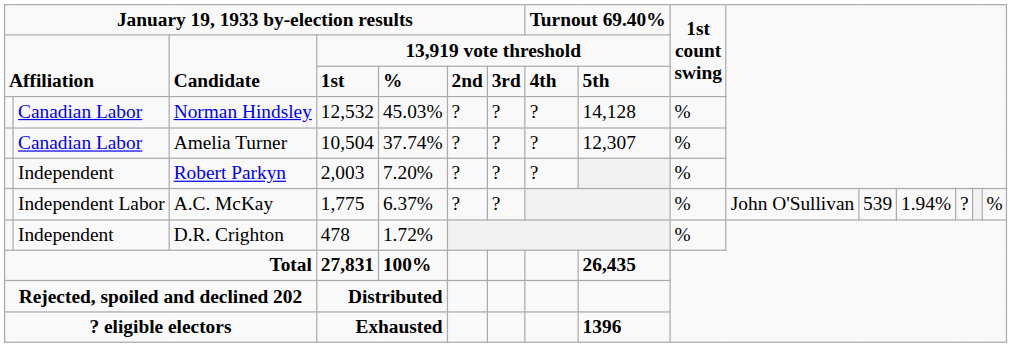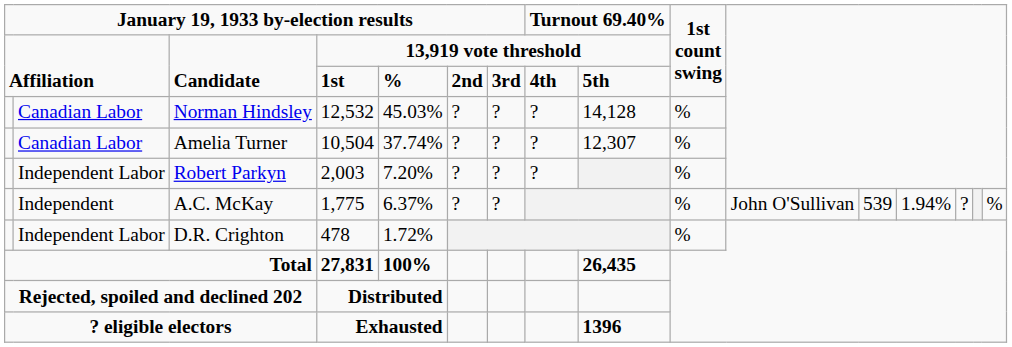(66, 173) Independent -> (91, 173) Independent Labor
(91, 204) Independent Labor -> (66, 204) Independent
(66, 234) Independent -> (91, 234) Independent Labor
